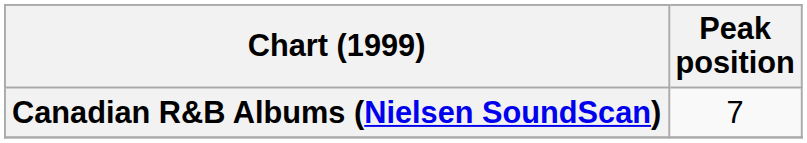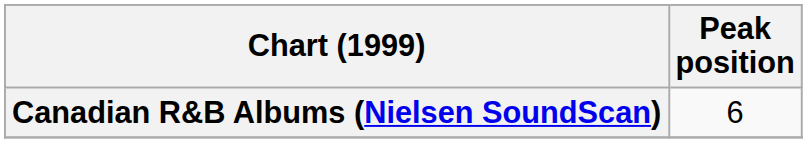(735, 112) 7 -> (735, 112) 6
